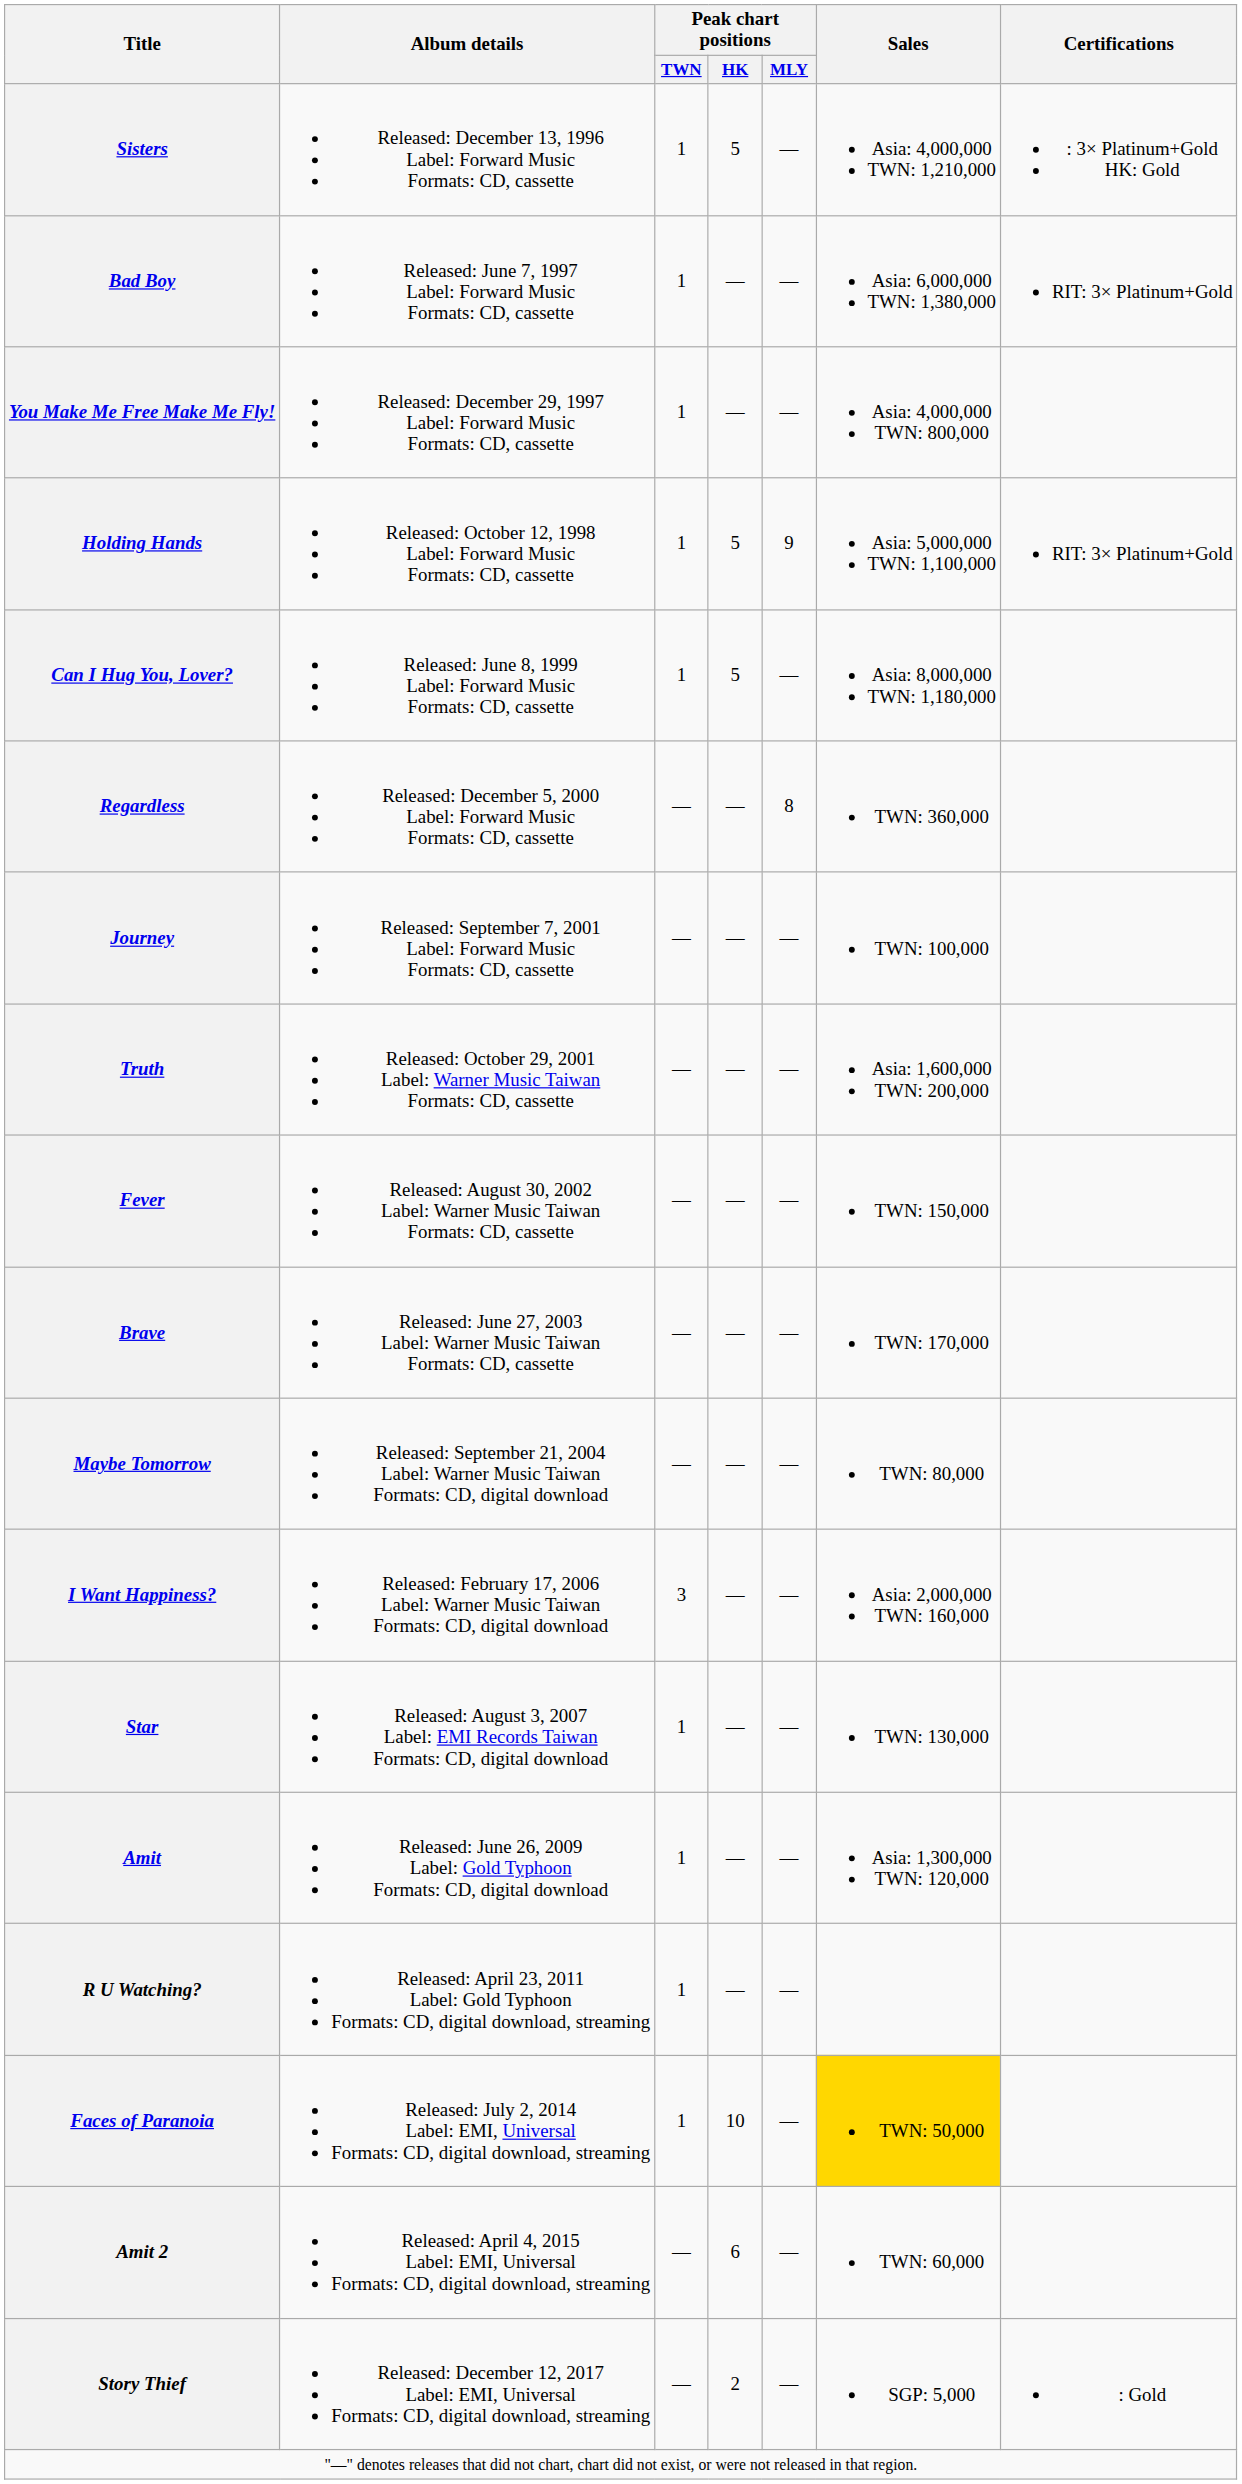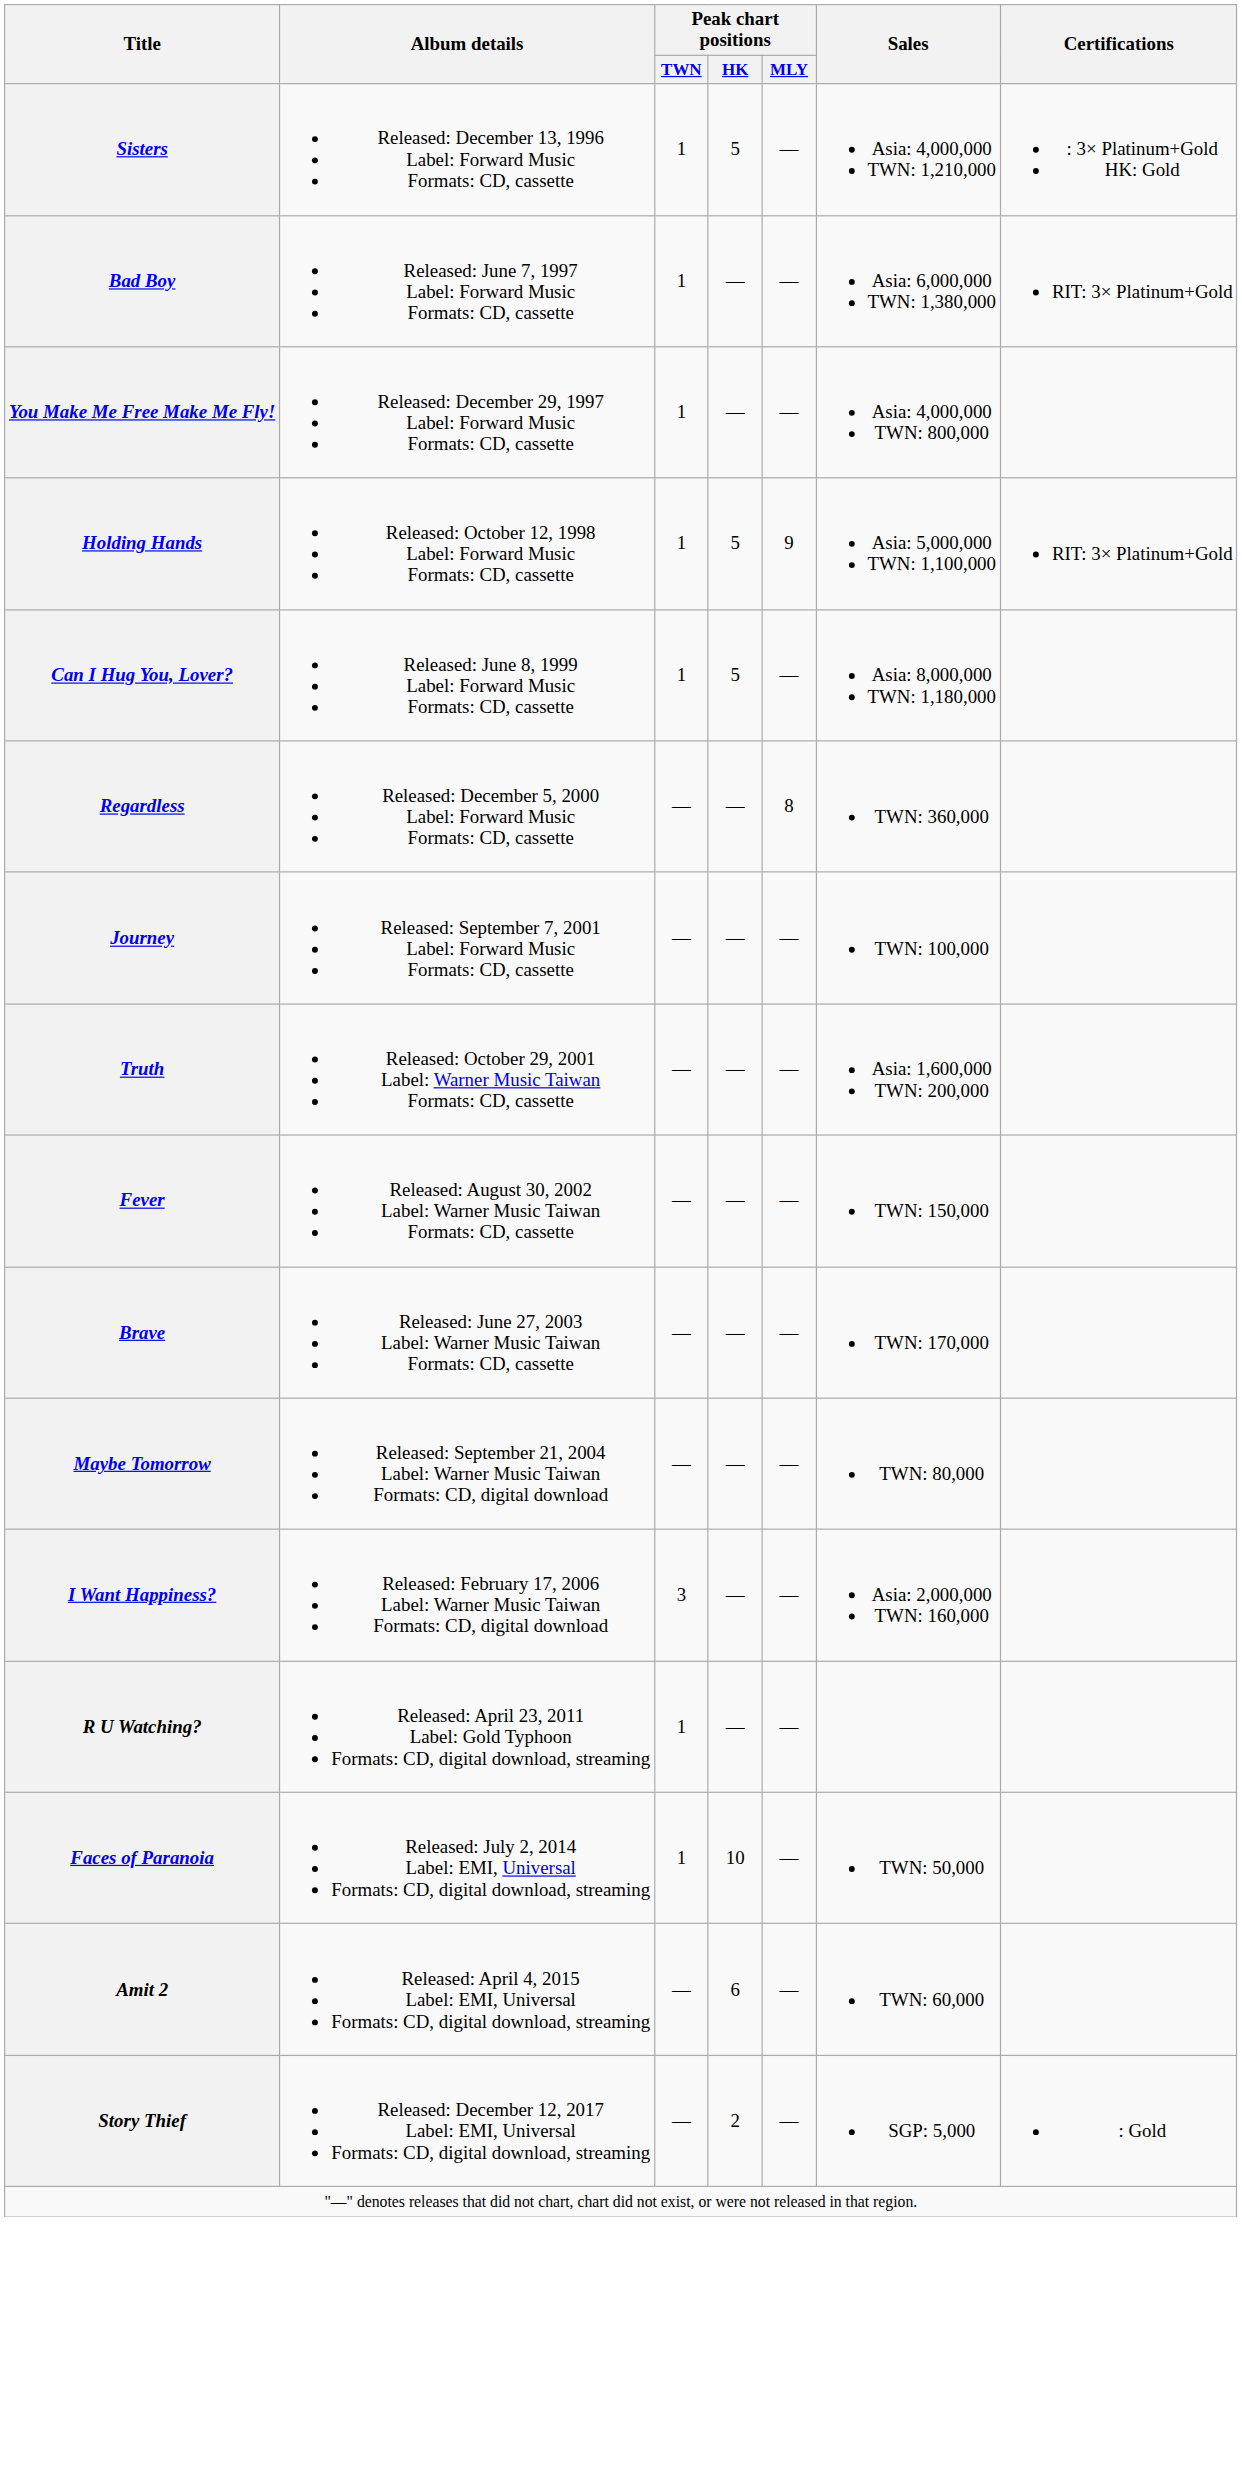- row: (142, 1726)
- row: (142, 1857)
(908, 2131) gold background -> (908, 1869) no background
